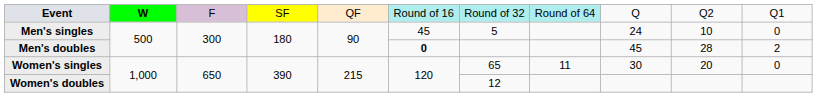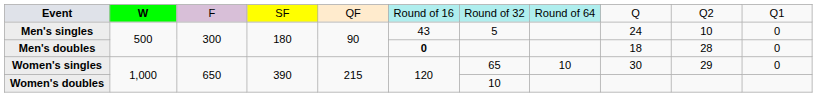(424, 31) 45 -> (424, 31) 43
(636, 49) 45 -> (636, 49) 18
(777, 49) 2 -> (777, 49) 0
(565, 66) 11 -> (565, 66) 10
(706, 66) 20 -> (706, 66) 29
(494, 84) 12 -> (494, 84) 10
